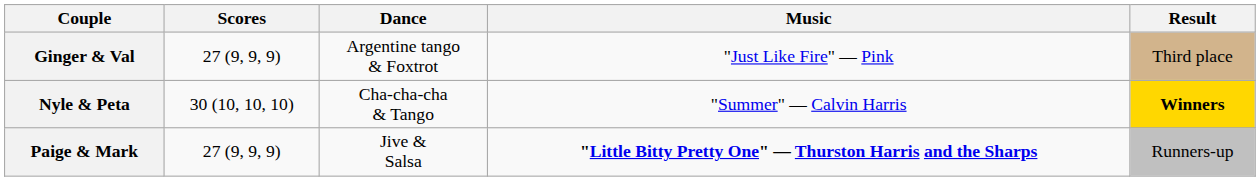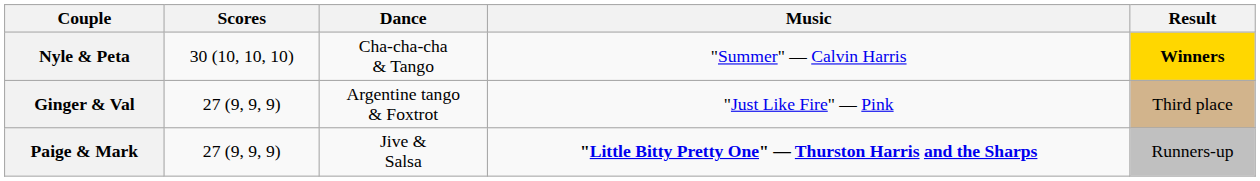rows swapped: (84, 56) <-> (84, 103)
